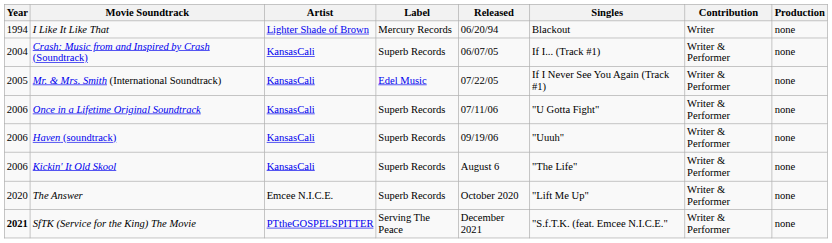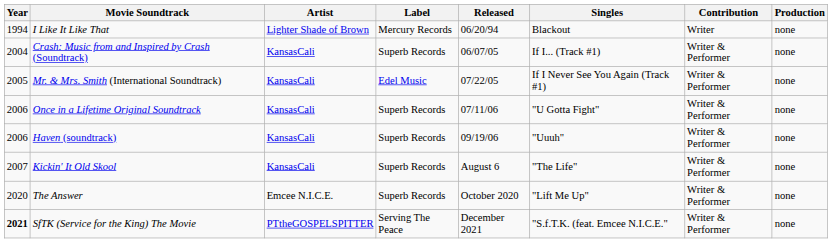(17, 166) 2006 -> (17, 166) 2007
